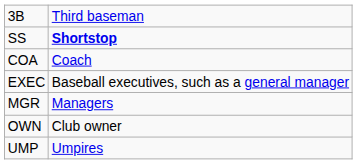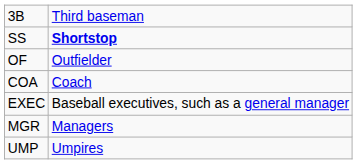+ row: (17, 60)
- row: (25, 126)
